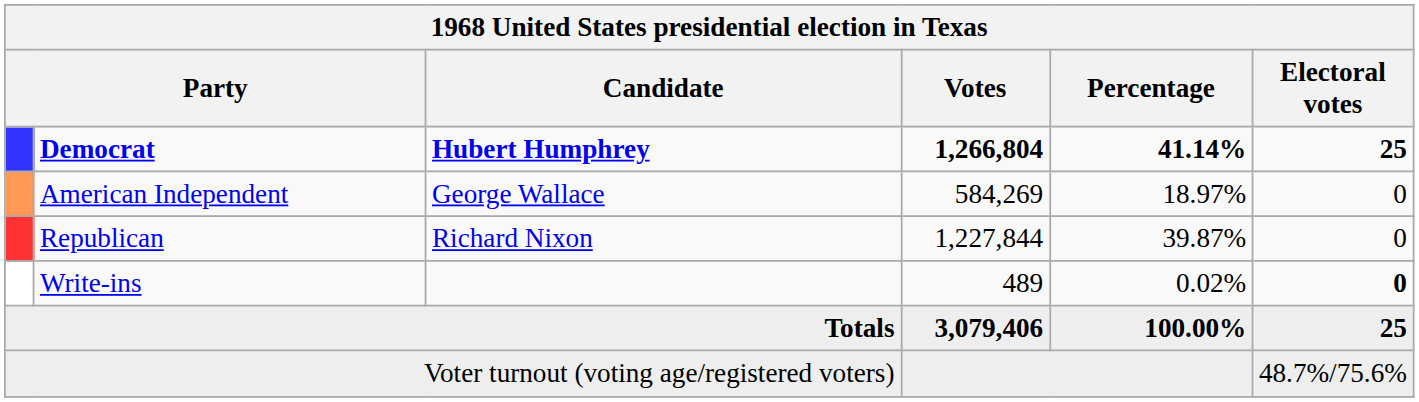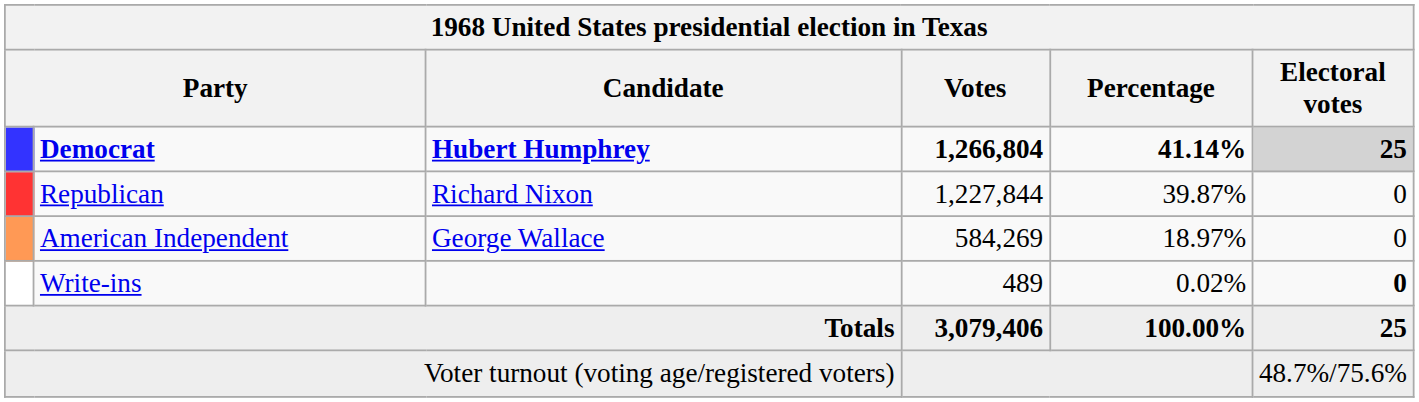(1393, 149) no background -> (1393, 149) lightgrey background
rows swapped: (102, 238) <-> (164, 193)
